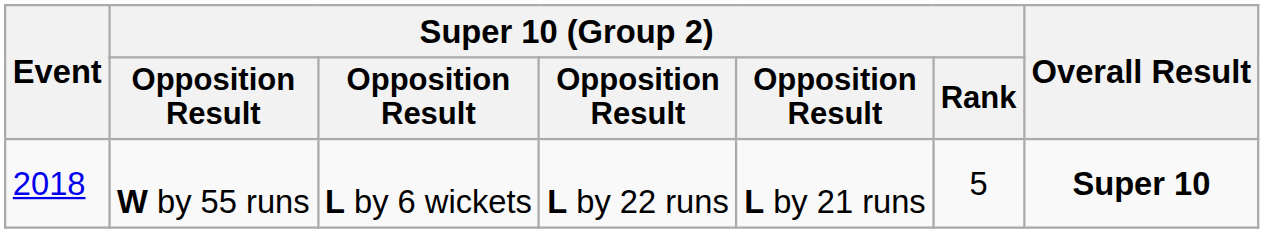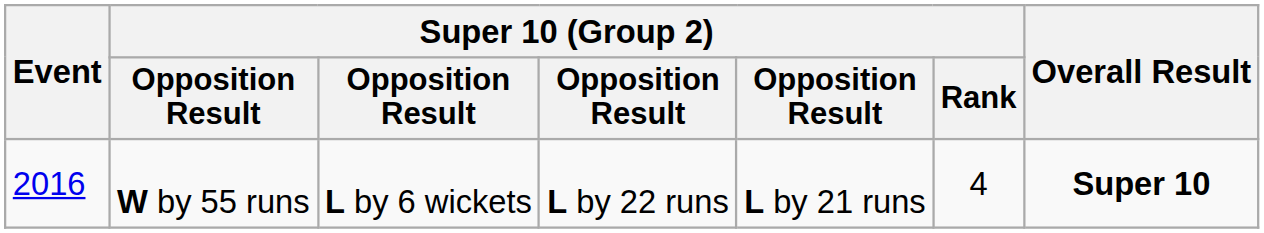(49, 184) 2018 -> (49, 184) 2016
(979, 184) 5 -> (979, 184) 4
